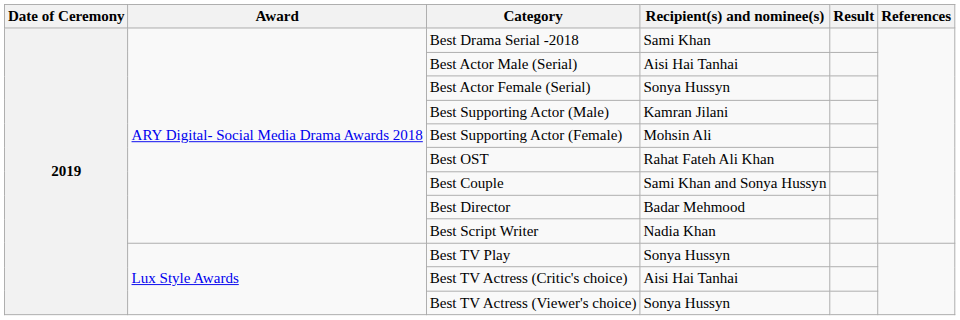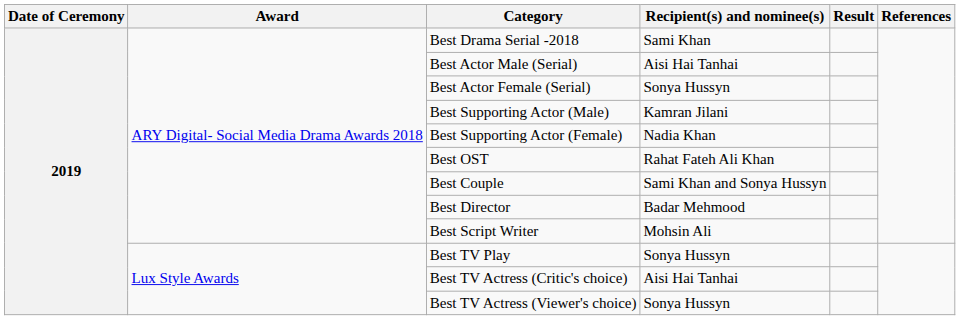(677, 135) Mohsin Ali -> (680, 135) Nadia Khan
(680, 231) Nadia Khan -> (677, 231) Mohsin Ali
